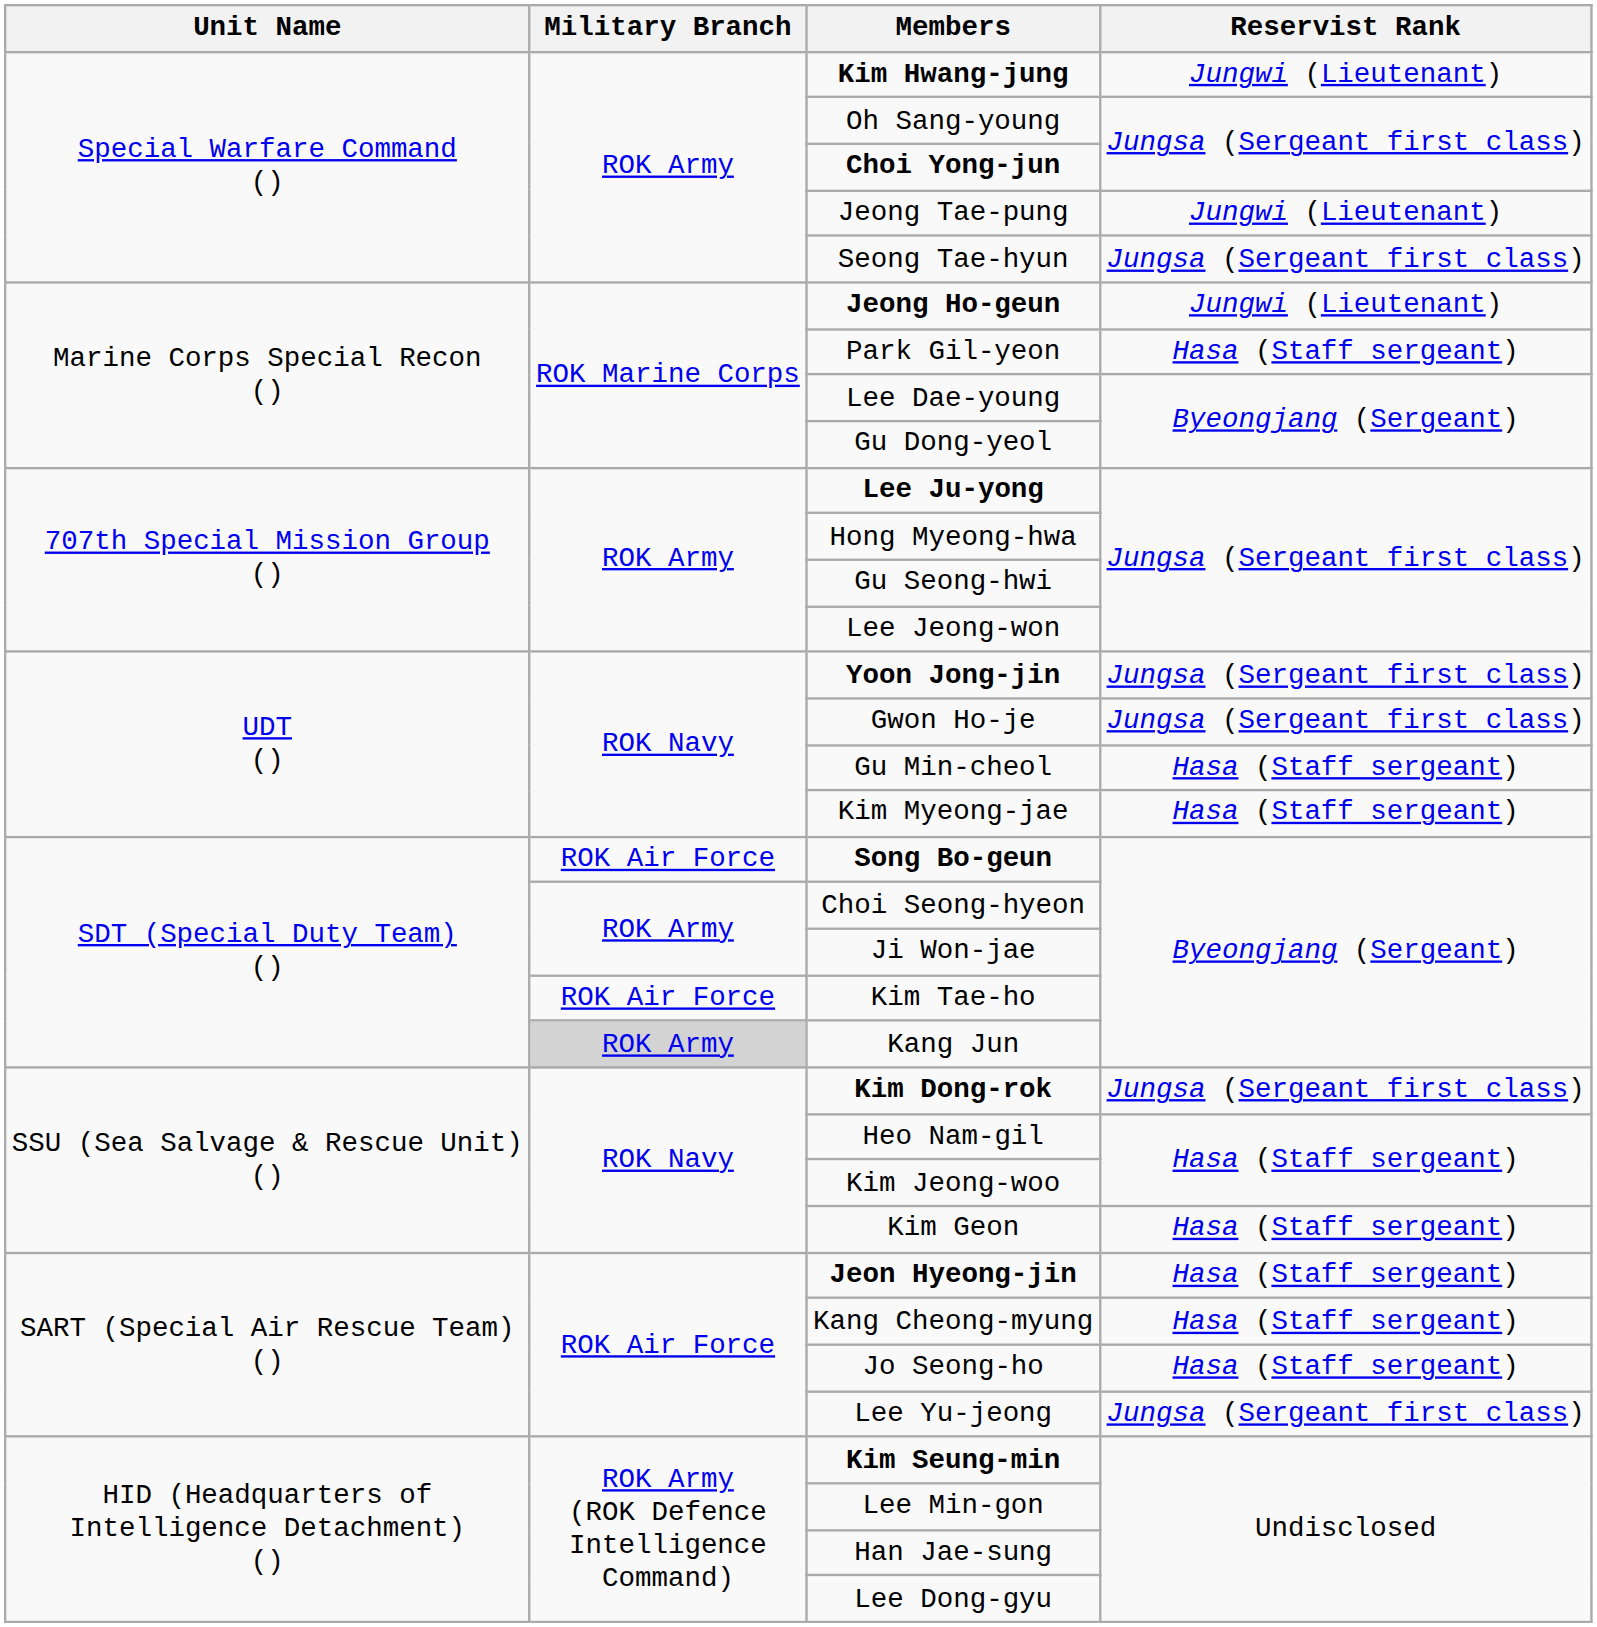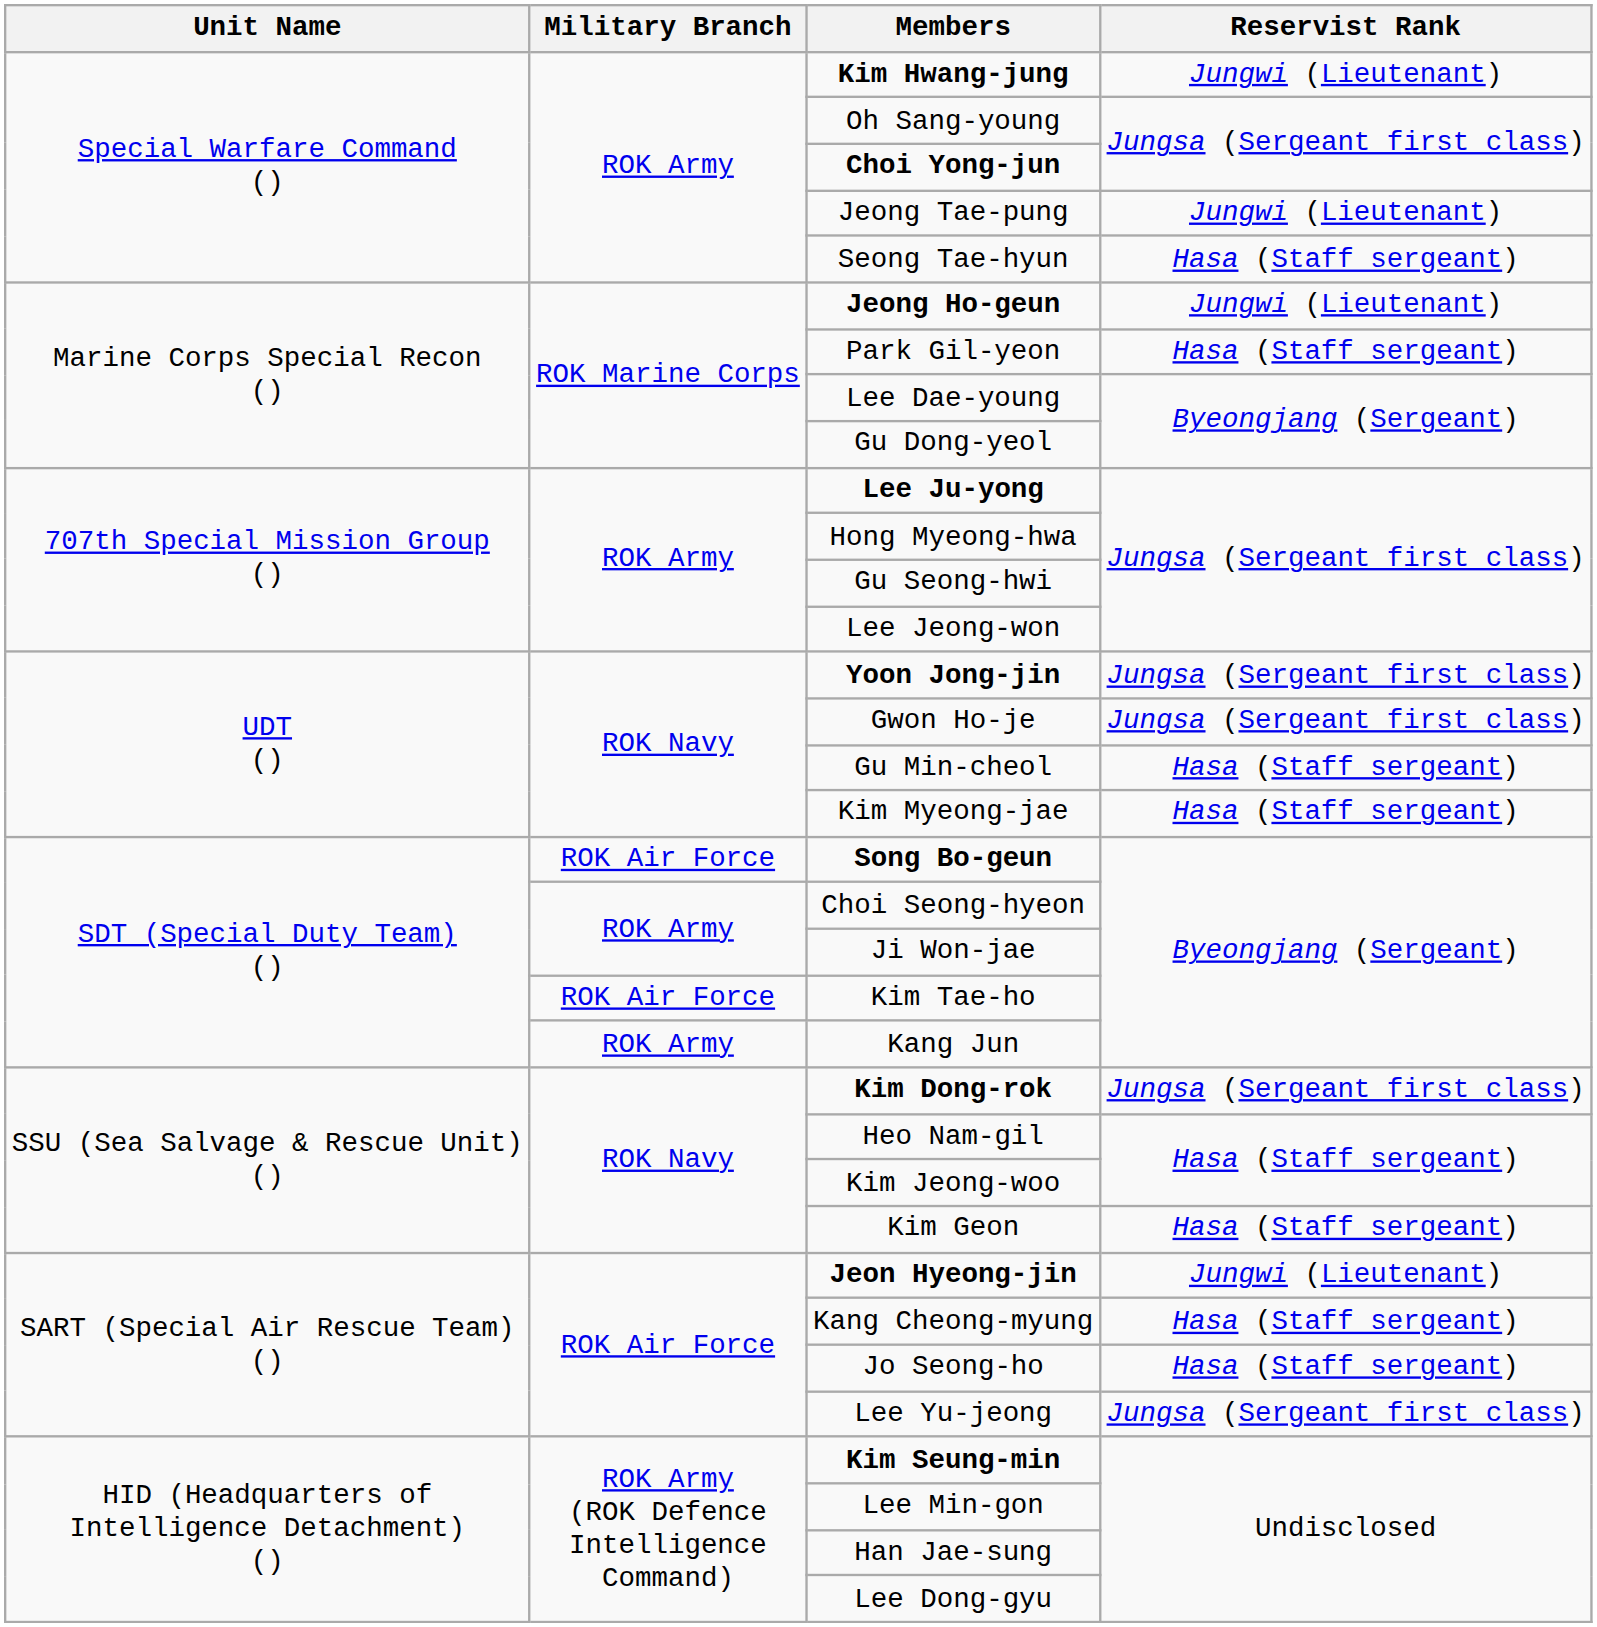(1346, 259) Jungsa (Sergeant first class) -> (1346, 259) Hasa (Staff sergeant)
(668, 1044) lightgrey background -> (668, 1044) no background
(1346, 1275) Hasa (Staff sergeant) -> (1346, 1275) Jungwi (Lieutenant)
